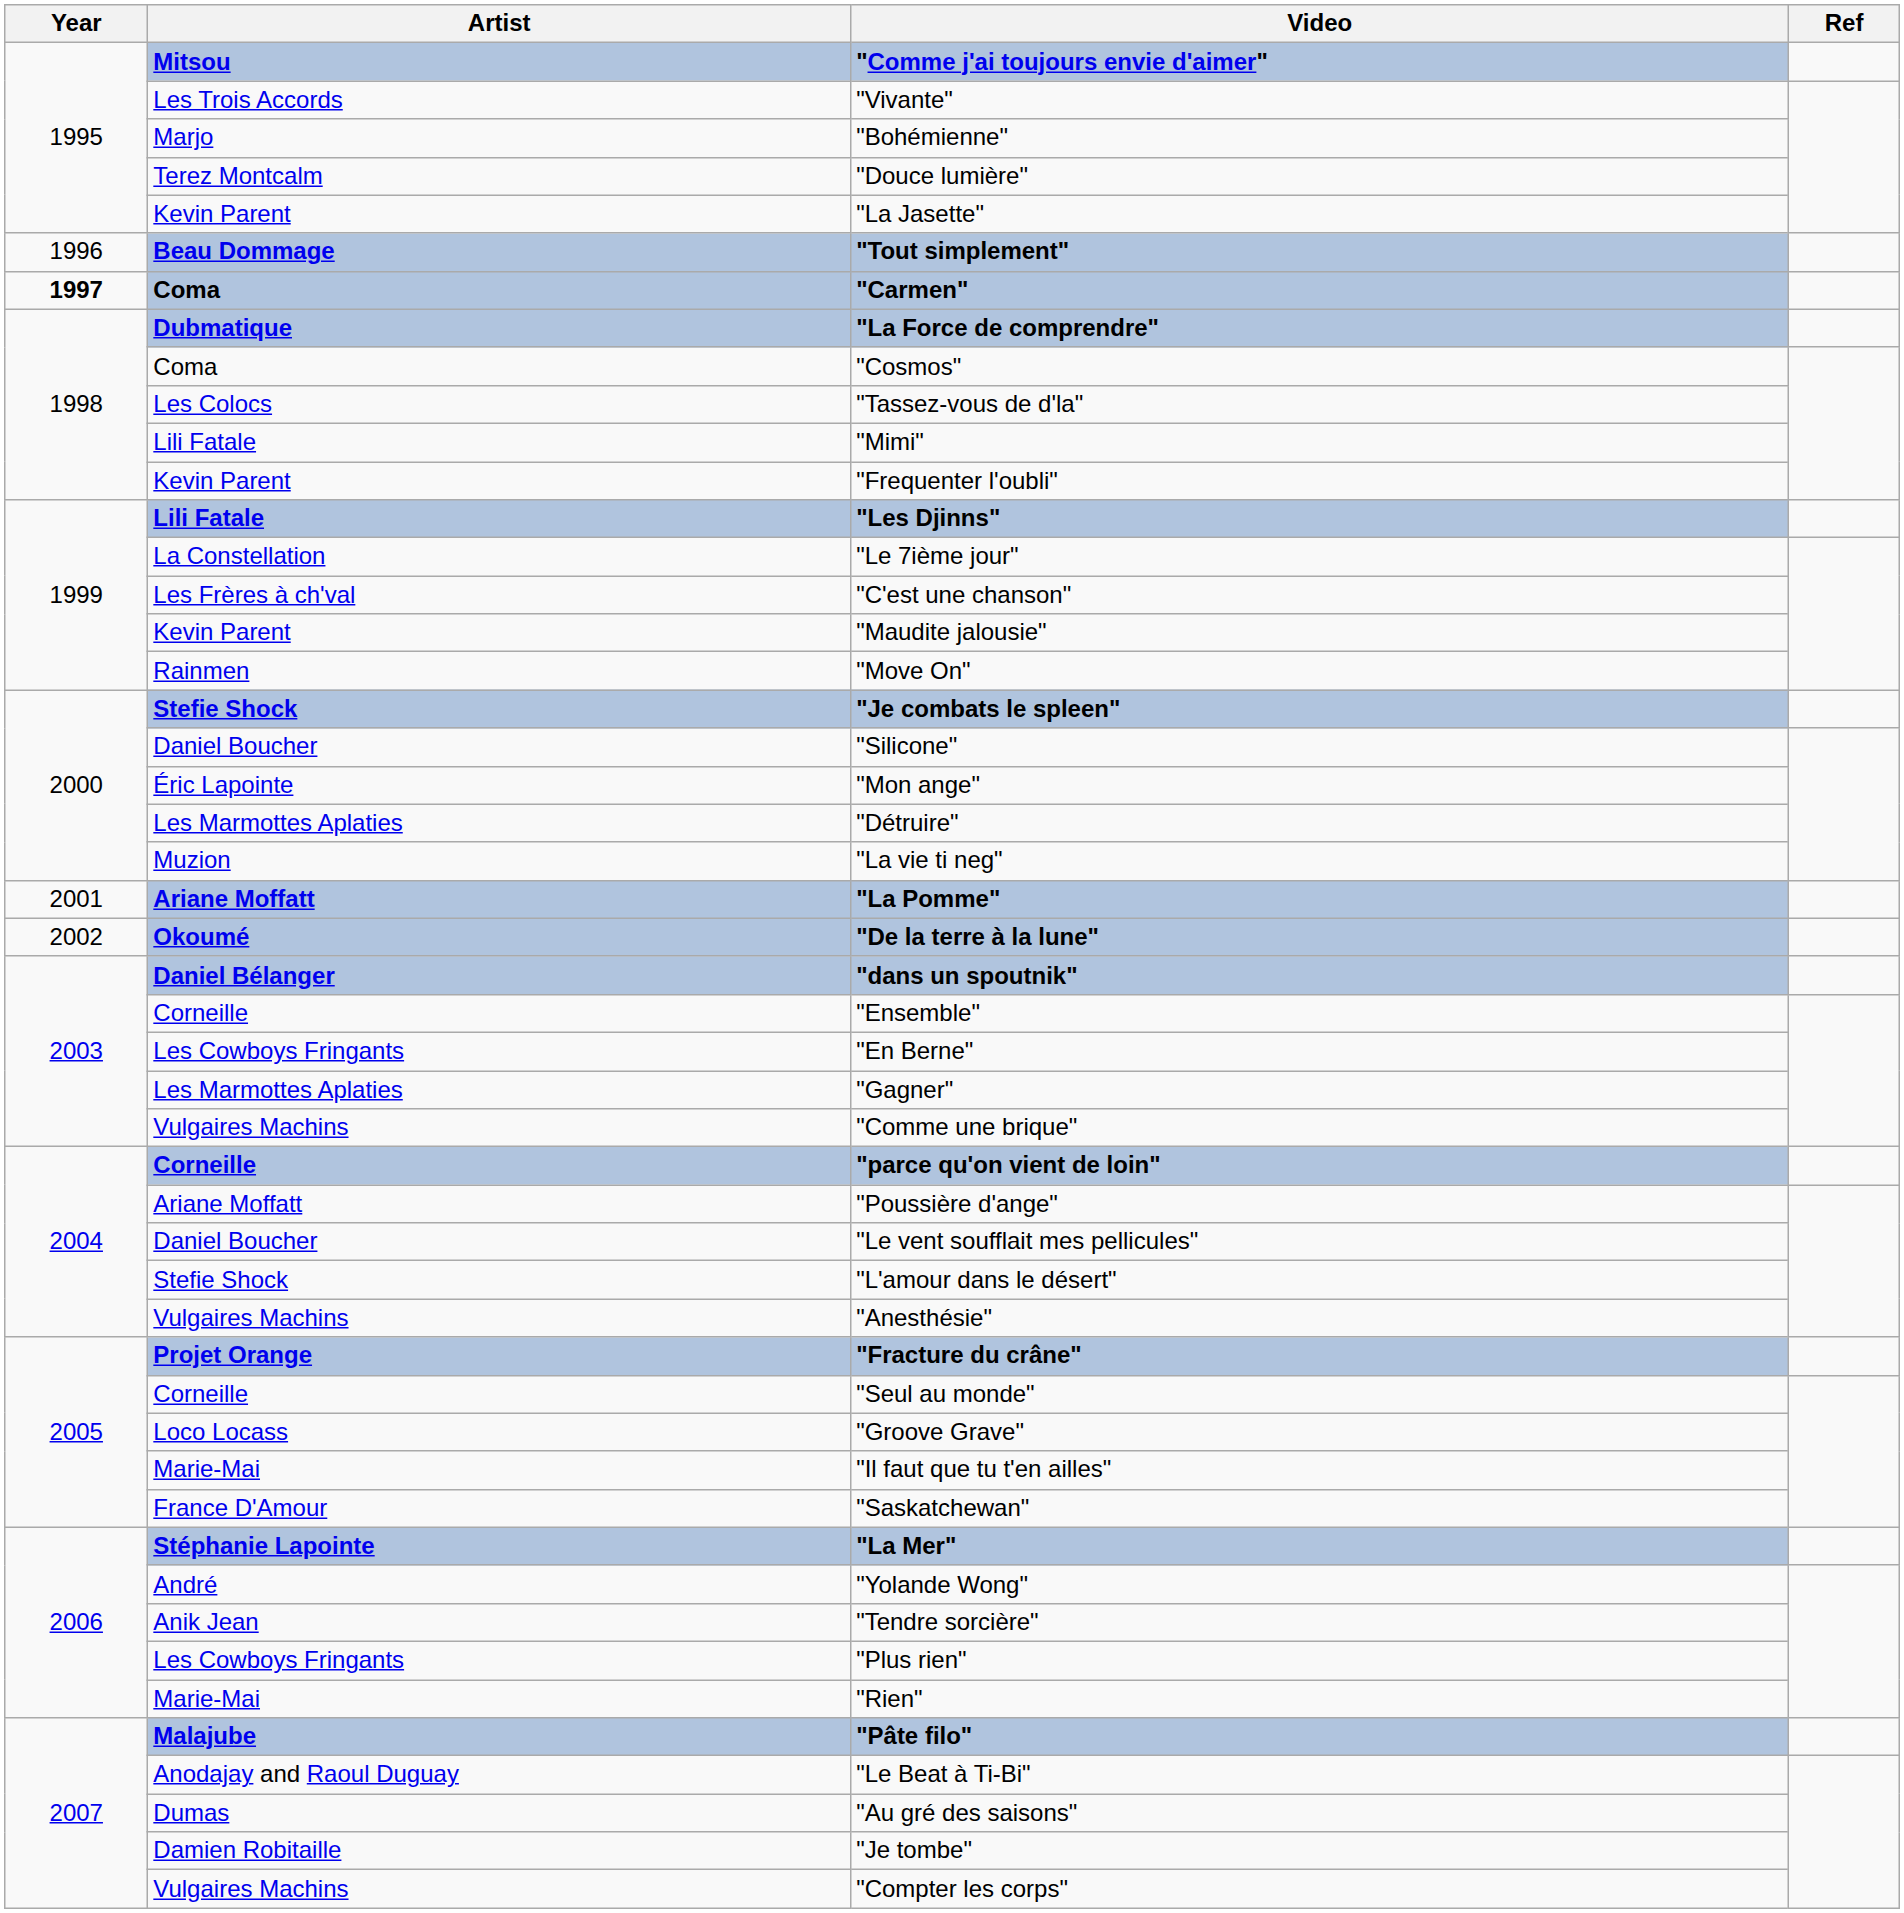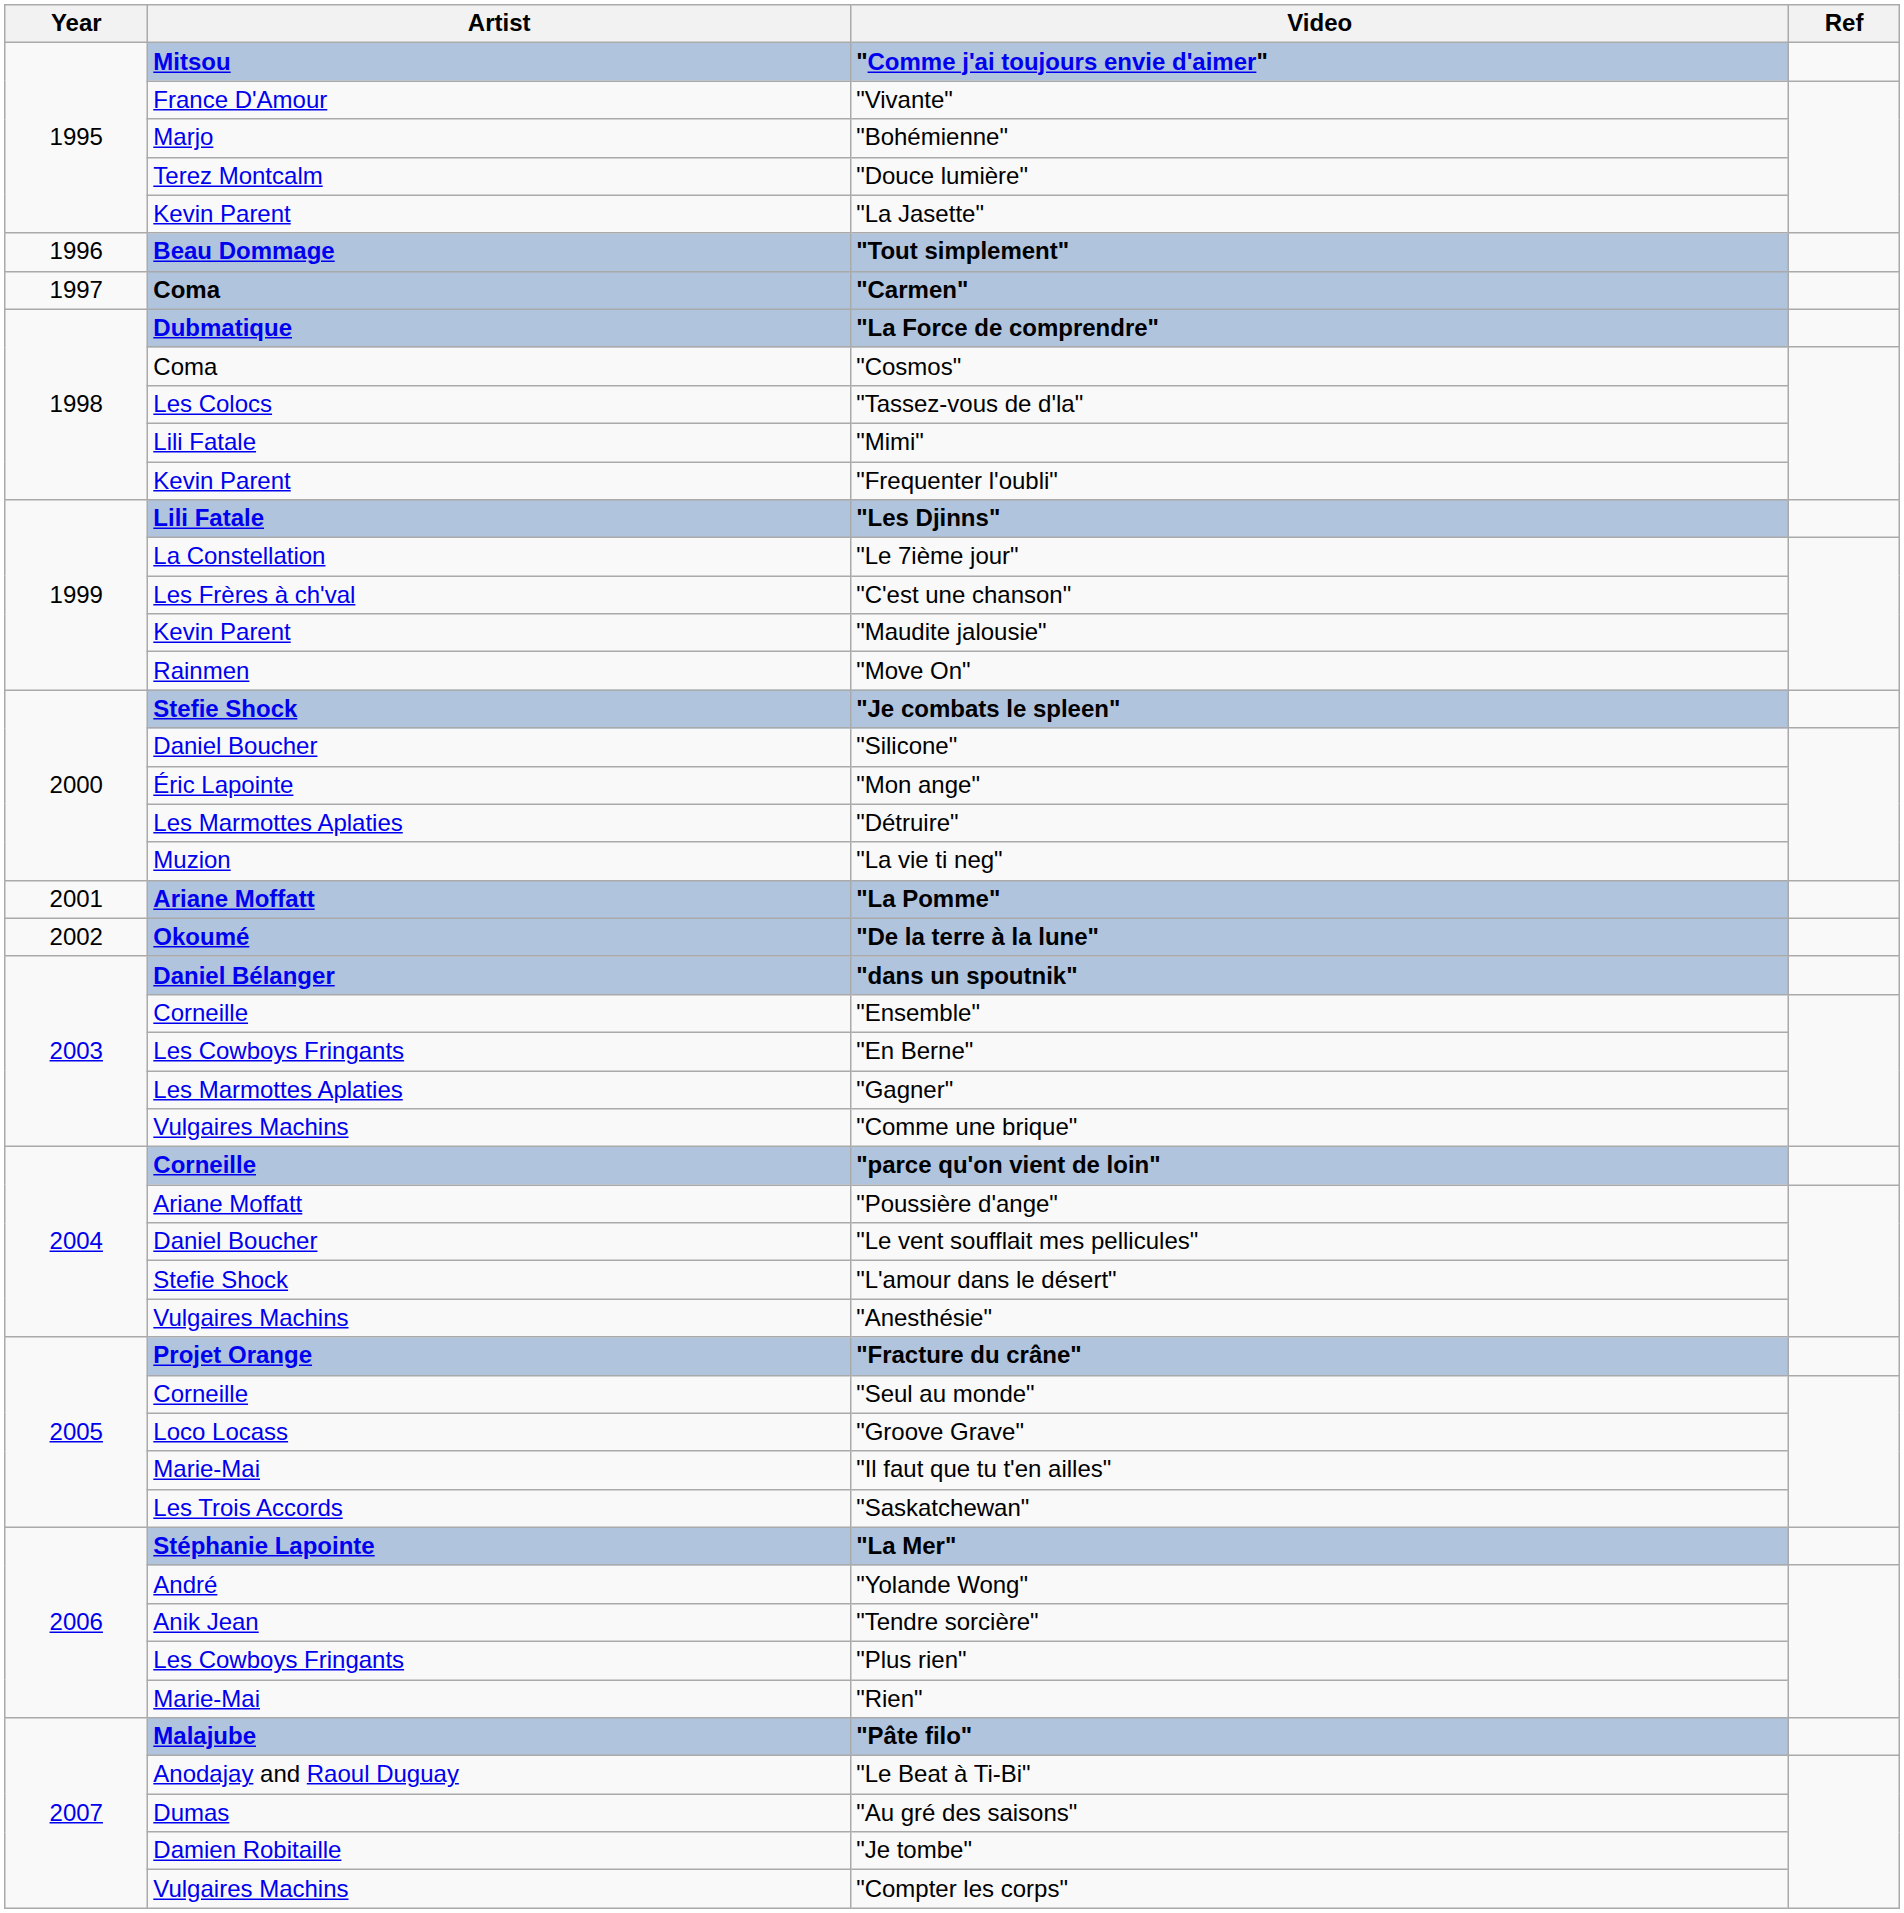(248, 99) Les Trois Accords -> (240, 99) France D'Amour
(76, 289) bold -> (76, 289) normal
(240, 1507) France D'Amour -> (248, 1507) Les Trois Accords
